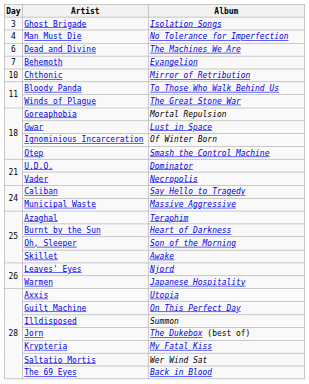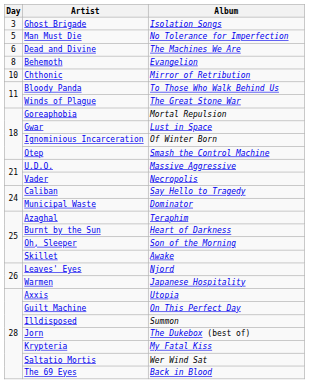(13, 37) 4 -> (13, 37) 5
(13, 62) 7 -> (13, 62) 8
(172, 166) Dominator -> (193, 166) Massive Aggressive
(193, 205) Massive Aggressive -> (172, 205) Dominator
